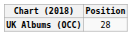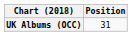(105, 25) 28 -> (105, 25) 31
